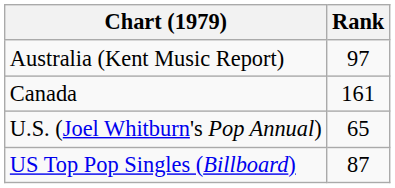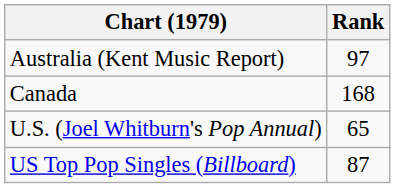(358, 93) 161 -> (358, 93) 168
